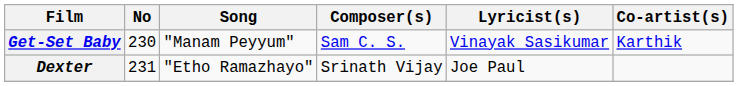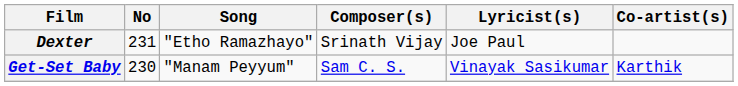rows swapped: (64, 43) <-> (64, 68)
